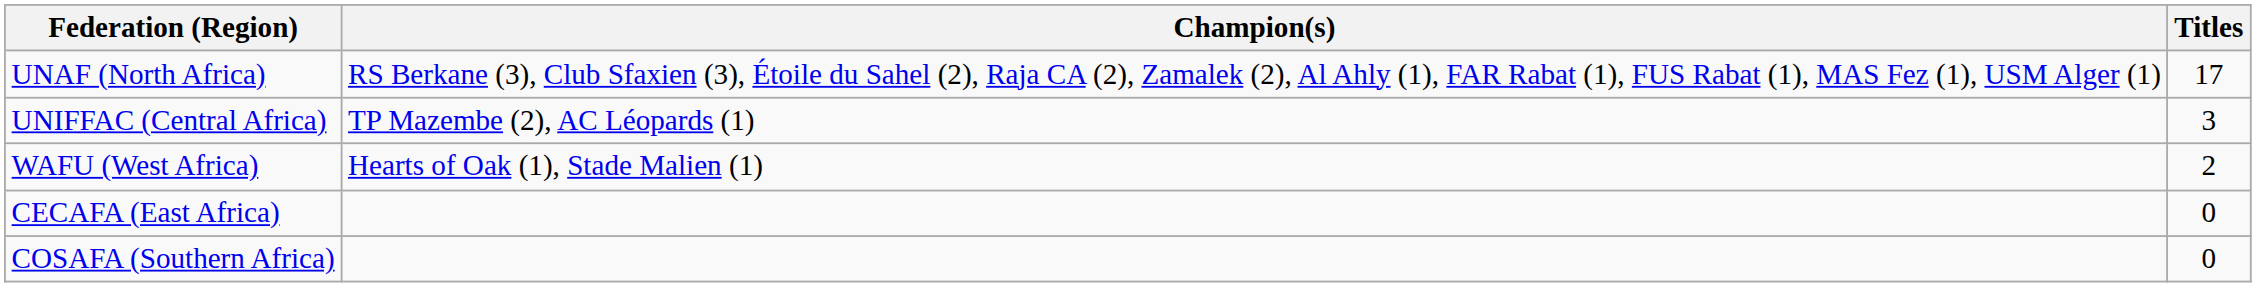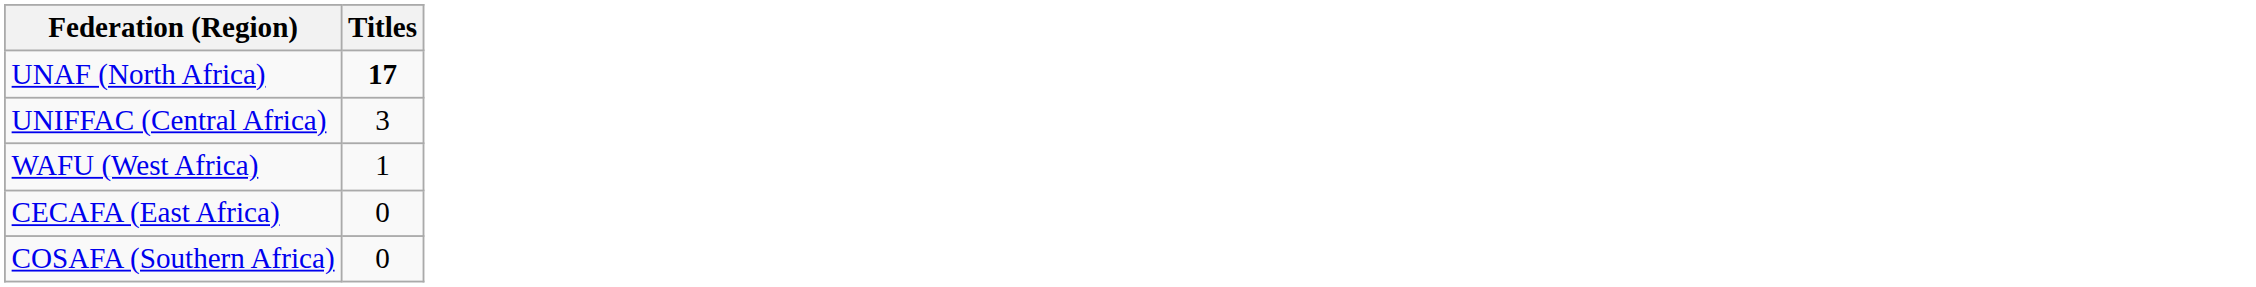- column: (1254, 27)
(2209, 73) normal -> (383, 73) bold
(2209, 166) 2 -> (383, 166) 1
